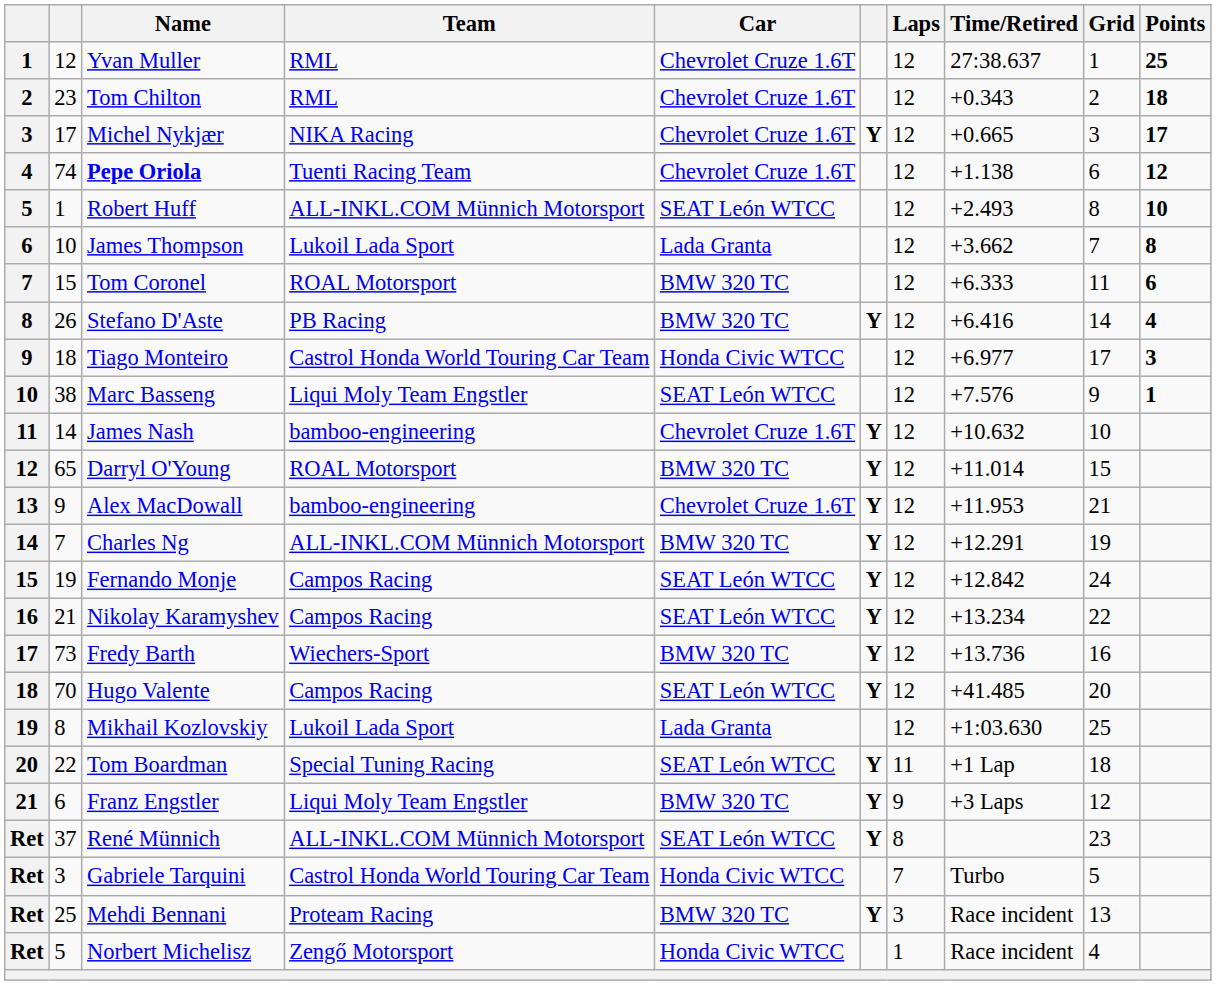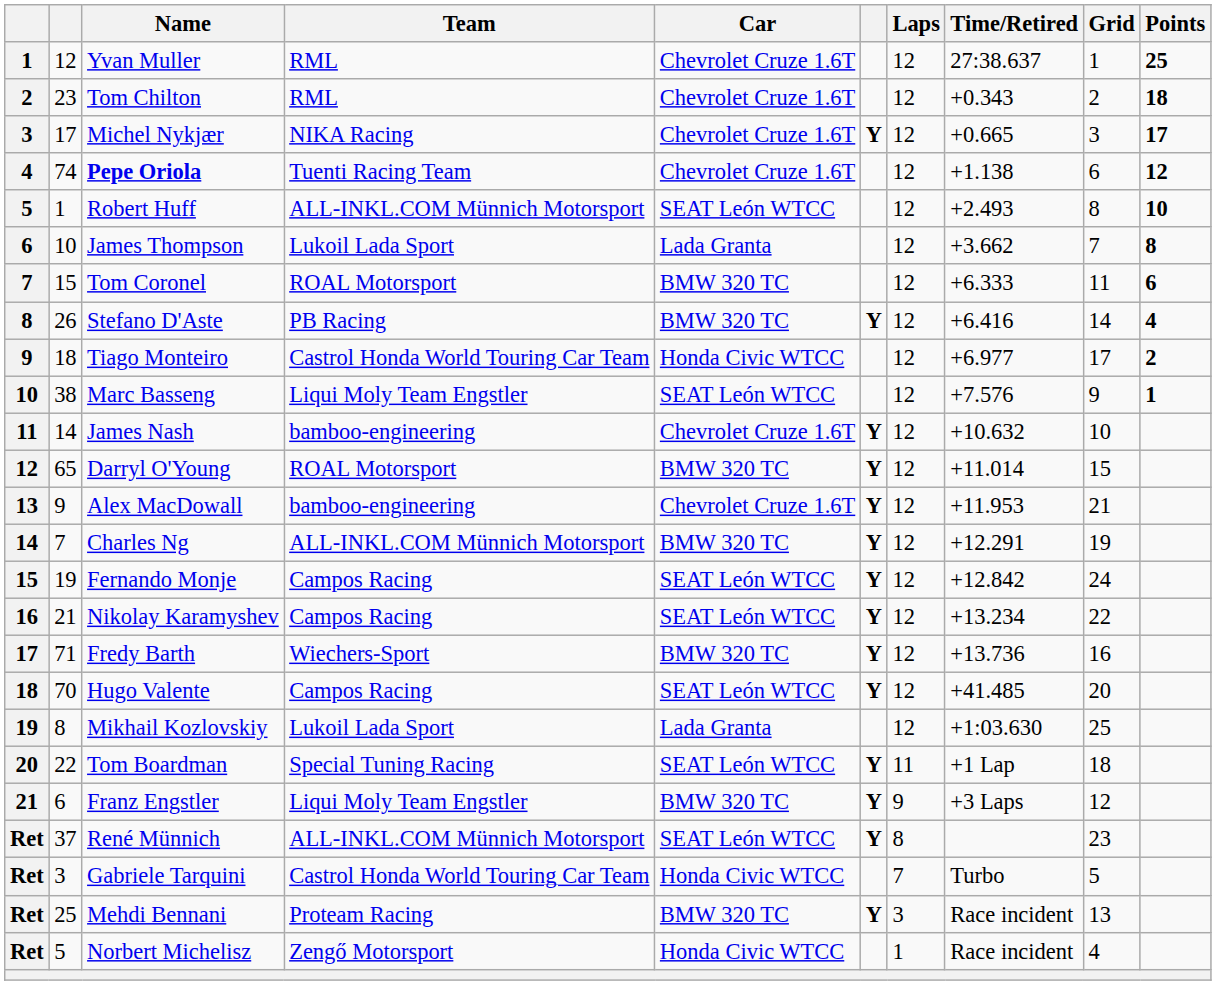(1151, 357) 3 -> (1151, 357) 2
(65, 653) 73 -> (65, 653) 71
